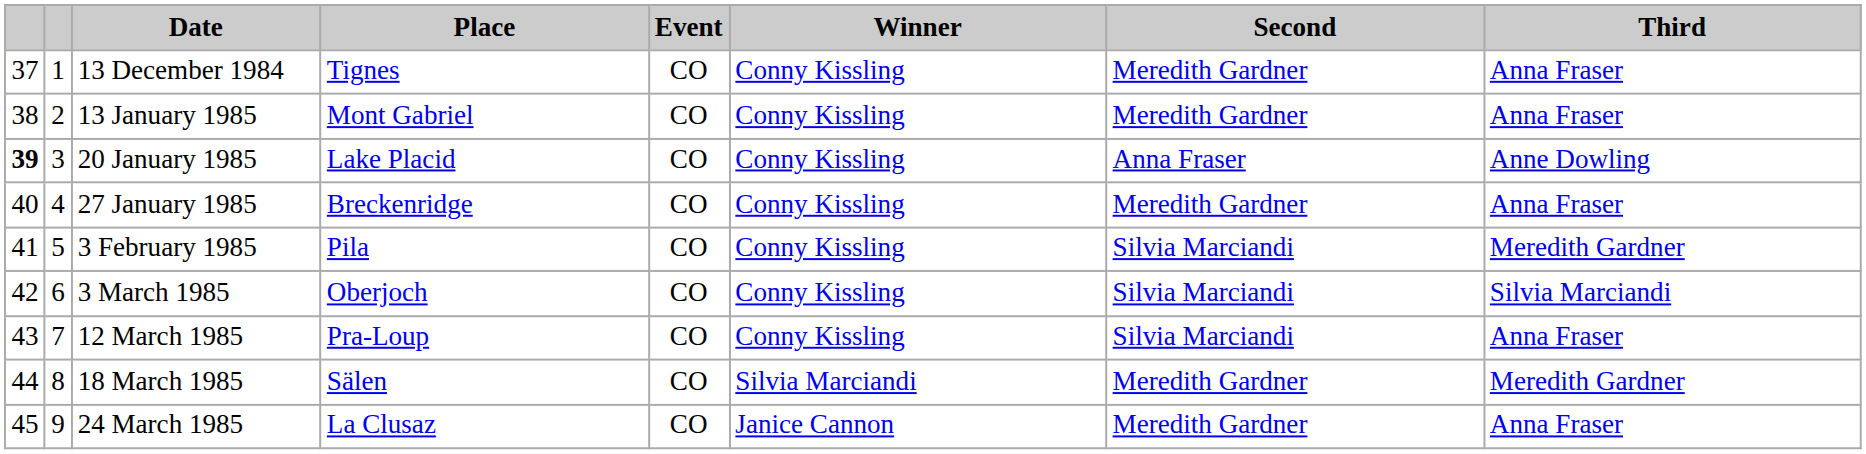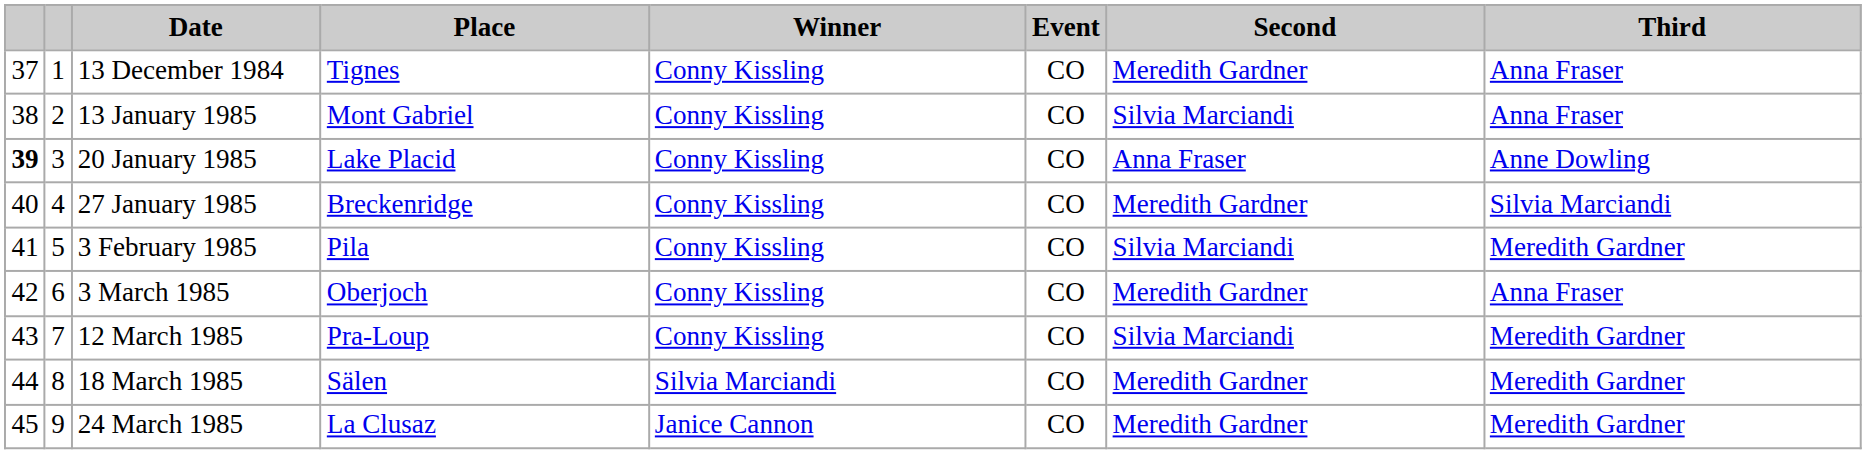columns swapped: (689, 26) <-> (918, 26)
(1210, 115) Meredith Gardner -> (1203, 115) Silvia Marciandi
(1556, 203) Anna Fraser -> (1581, 203) Silvia Marciandi
(1203, 292) Silvia Marciandi -> (1210, 292) Meredith Gardner
(1581, 292) Silvia Marciandi -> (1556, 292) Anna Fraser
(1556, 336) Anna Fraser -> (1587, 336) Meredith Gardner
(1556, 425) Anna Fraser -> (1587, 425) Meredith Gardner
